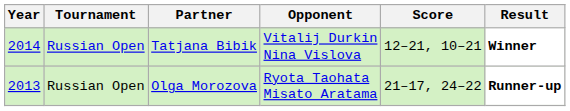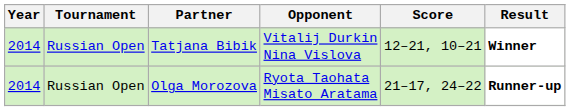(24, 86) 2013 -> (24, 86) 2014
